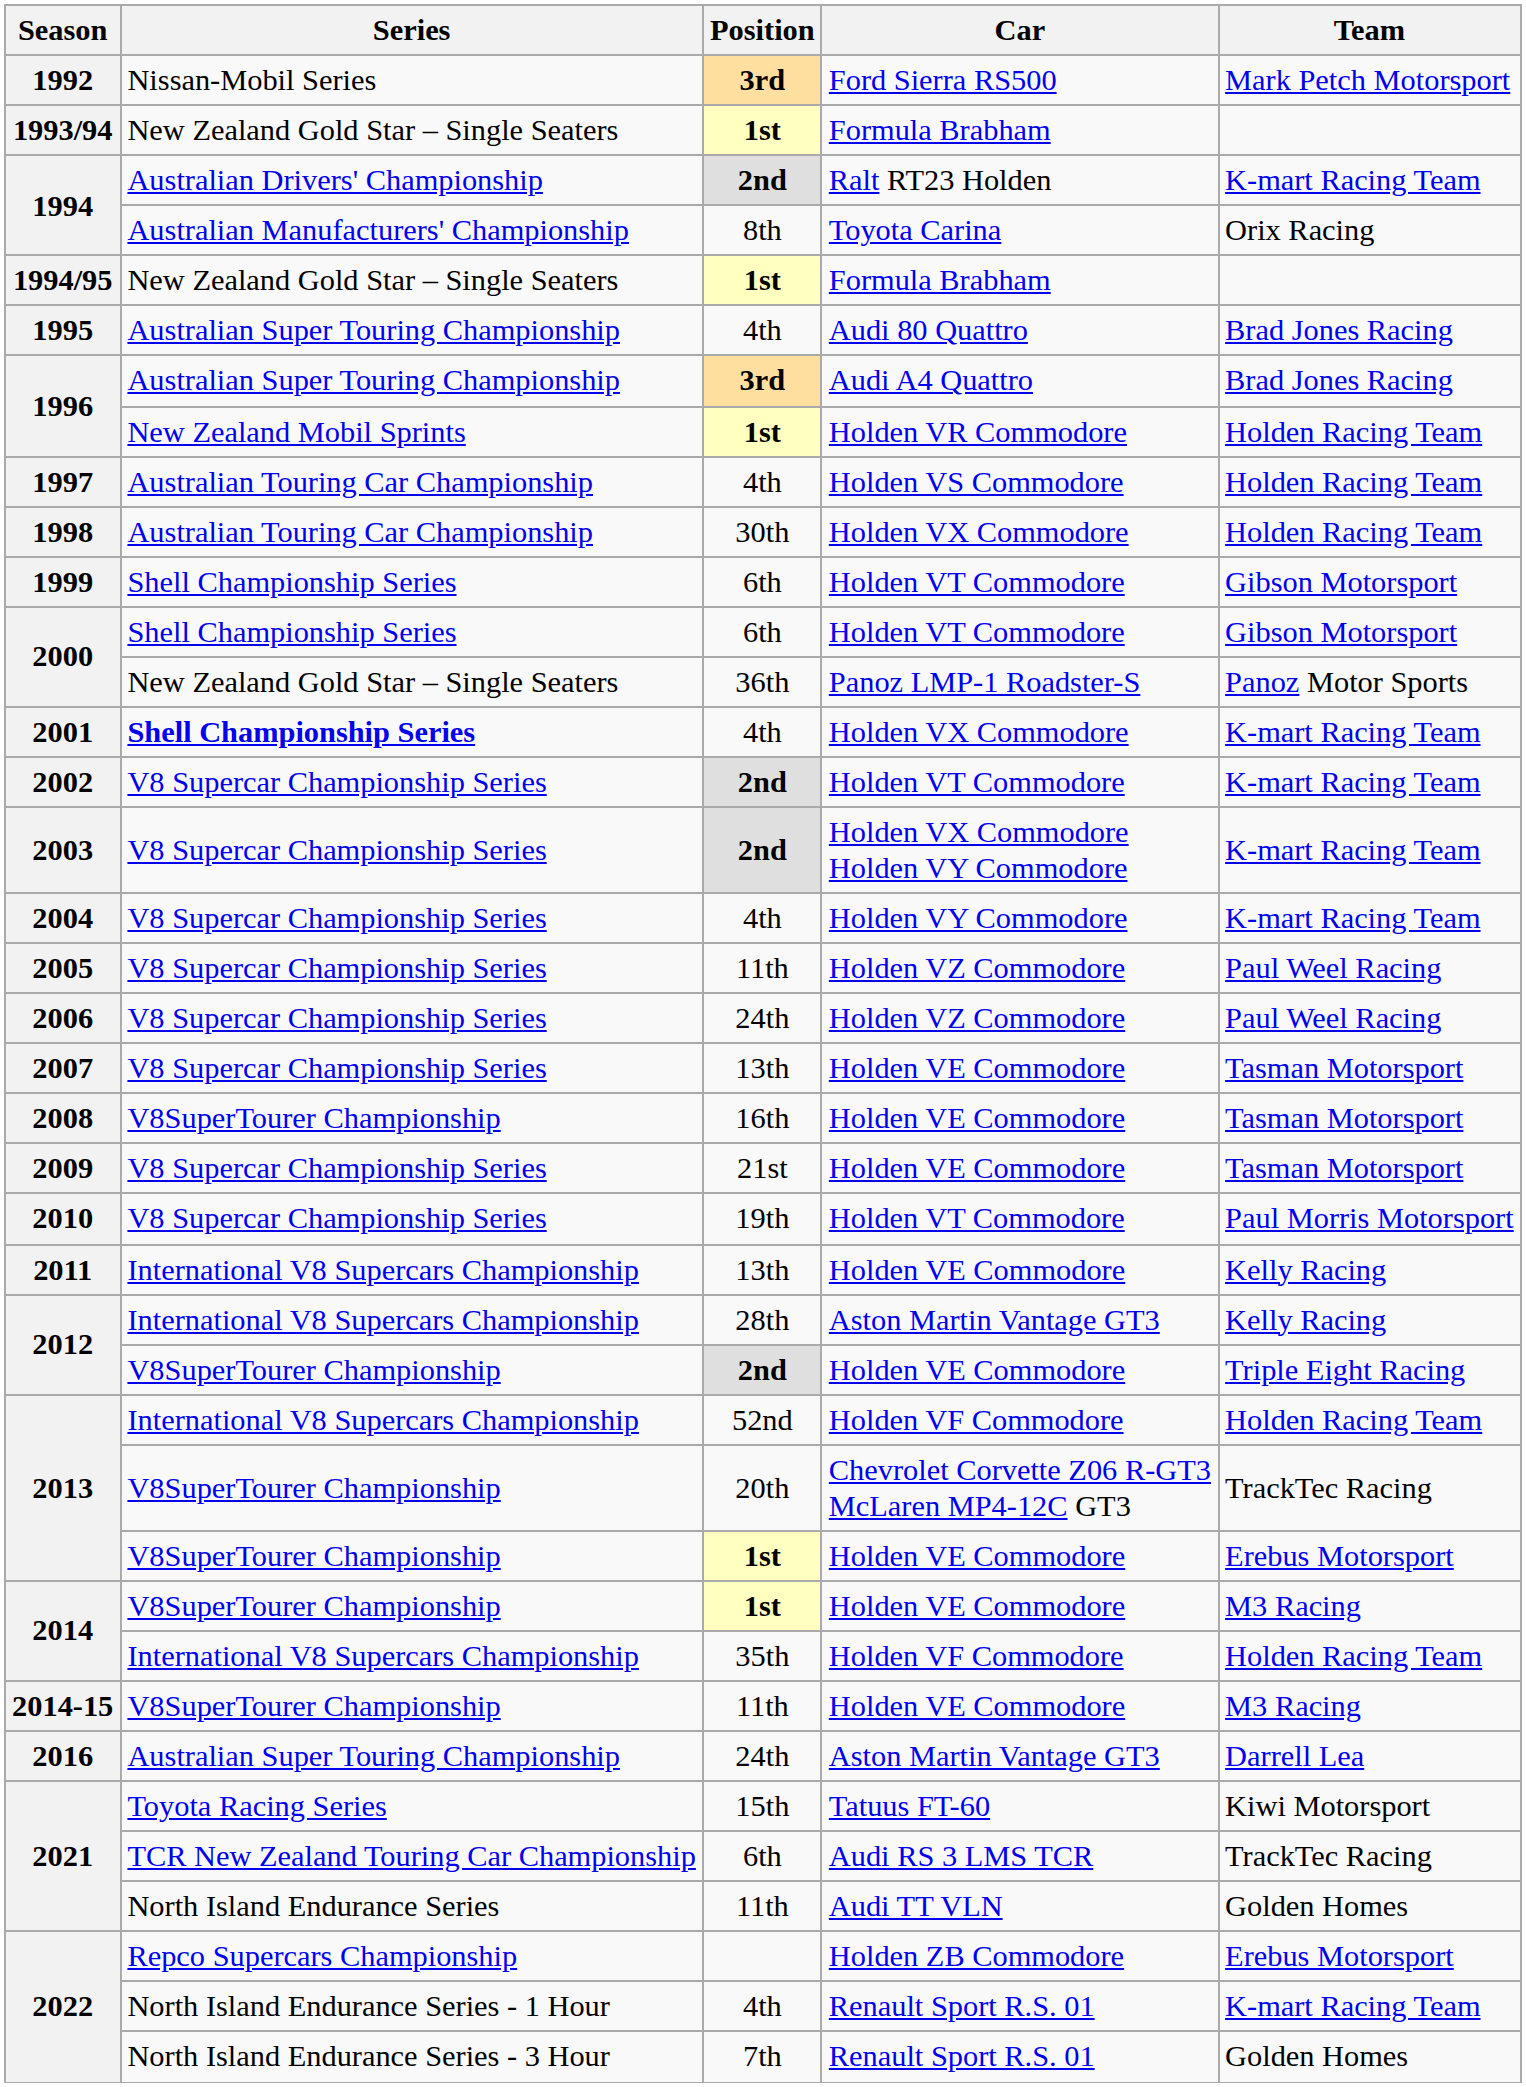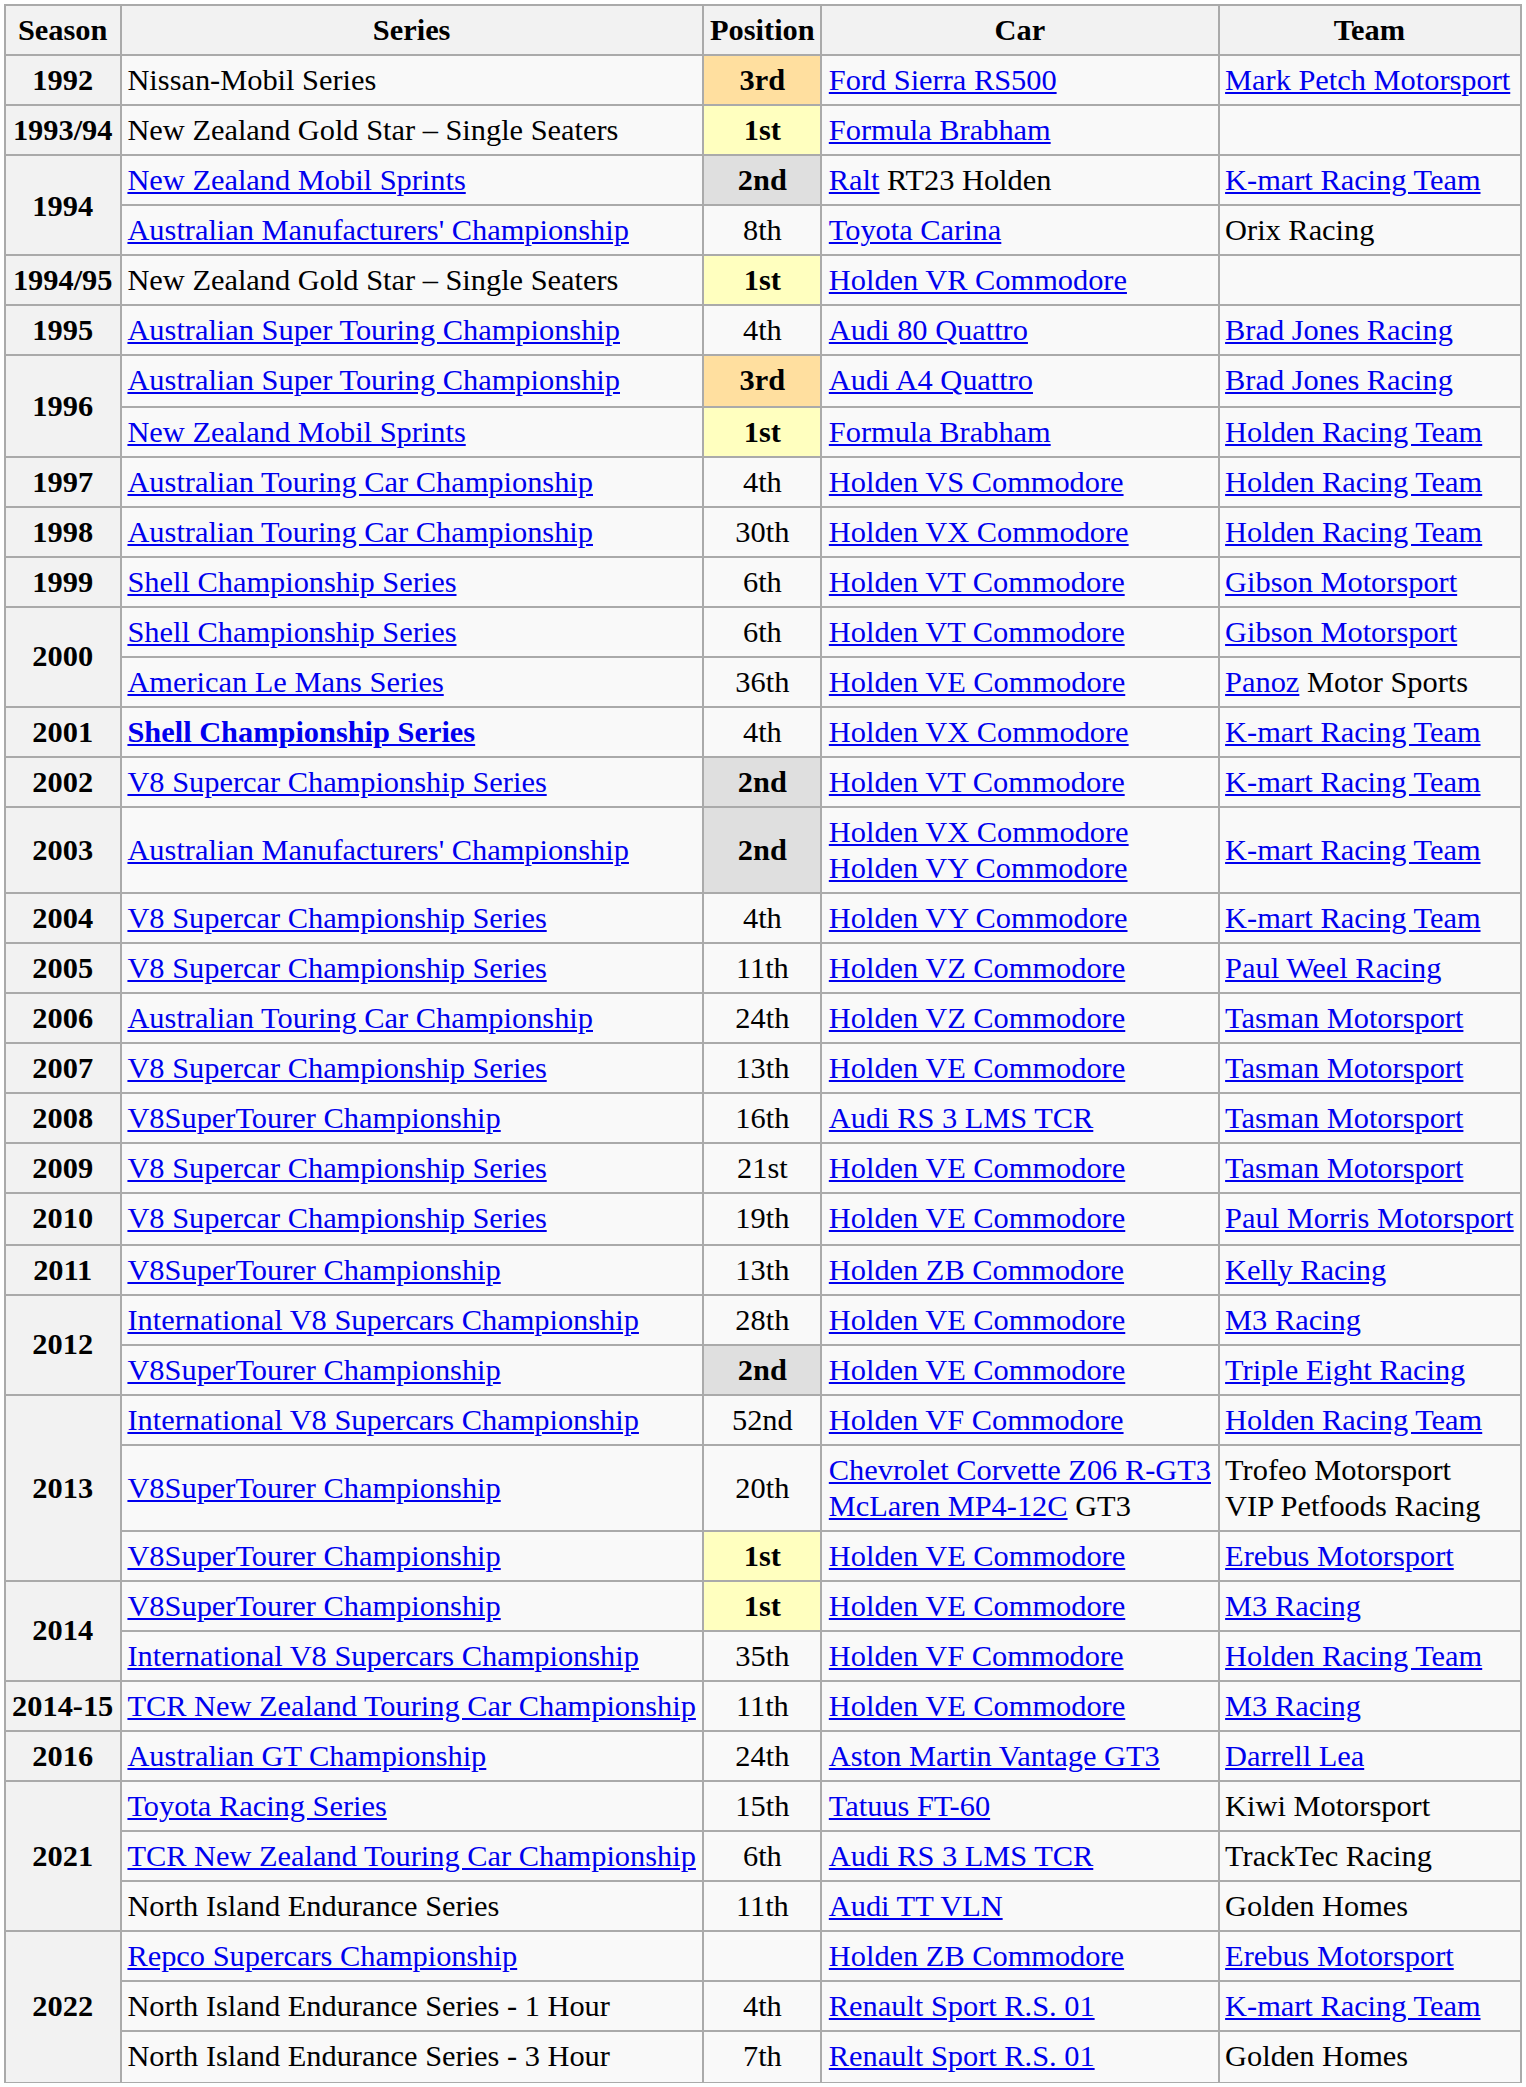(335, 180) Australian Drivers' Championship -> (297, 180) New Zealand Mobil Sprints
(940, 280) Formula Brabham -> (978, 280) Holden VR Commodore
(978, 430) Holden VR Commodore -> (940, 430) Formula Brabham
(373, 681) New Zealand Gold Star – Single Seaters -> (286, 681) American Le Mans Series
(985, 681) Panoz LMP-1 Roadster-S -> (977, 681) Holden VE Commodore
(337, 849) V8 Supercar Championship Series -> (378, 849) Australian Manufacturers' Championship
(337, 1018) V8 Supercar Championship Series -> (360, 1018) Australian Touring Car Championship
(1333, 1018) Paul Weel Racing -> (1344, 1018) Tasman Motorsport
(977, 1118) Holden VE Commodore -> (961, 1118) Audi RS 3 LMS TCR
(977, 1218) Holden VT Commodore -> (977, 1218) Holden VE Commodore
(383, 1268) International V8 Supercars Championship -> (314, 1268) V8SuperTourer Championship
(977, 1268) Holden VE Commodore -> (976, 1268) Holden ZB Commodore
(994, 1318) Aston Martin Vantage GT3 -> (977, 1318) Holden VE Commodore
(1306, 1318) Kelly Racing -> (1293, 1318) M3 Racing
(1328, 1487) TrackTec Racing -> (1353, 1487) Trofeo Motorsport VIP Petfoods Racing
(314, 1705) V8SuperTourer Championship -> (412, 1705) TCR New Zealand Touring Car Championship
(374, 1755) Australian Super Touring Championship -> (307, 1755) Australian GT Championship
